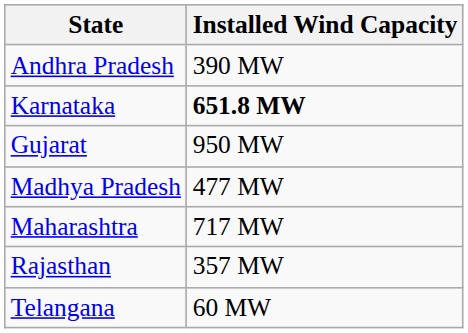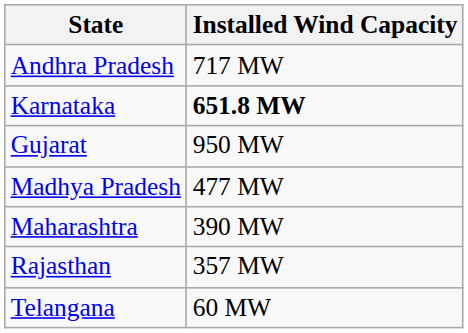(238, 65) 390 MW -> (238, 65) 717 MW
(238, 226) 717 MW -> (238, 226) 390 MW
